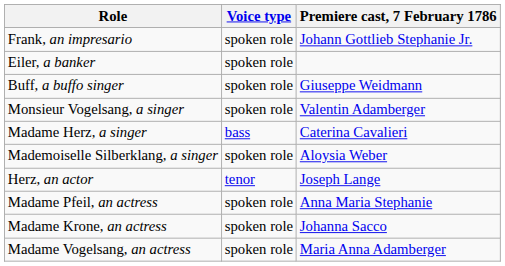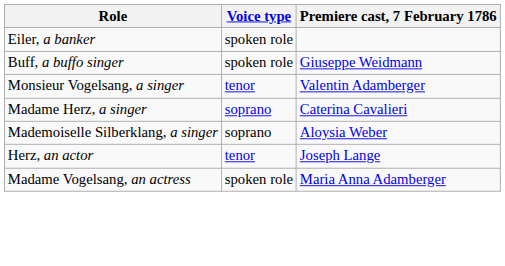- row: (70, 39)
(259, 109) spoken role -> (240, 86) tenor
(237, 132) bass -> (248, 109) soprano
(259, 156) spoken role -> (248, 132) soprano
- row: (83, 202)
- row: (87, 226)
